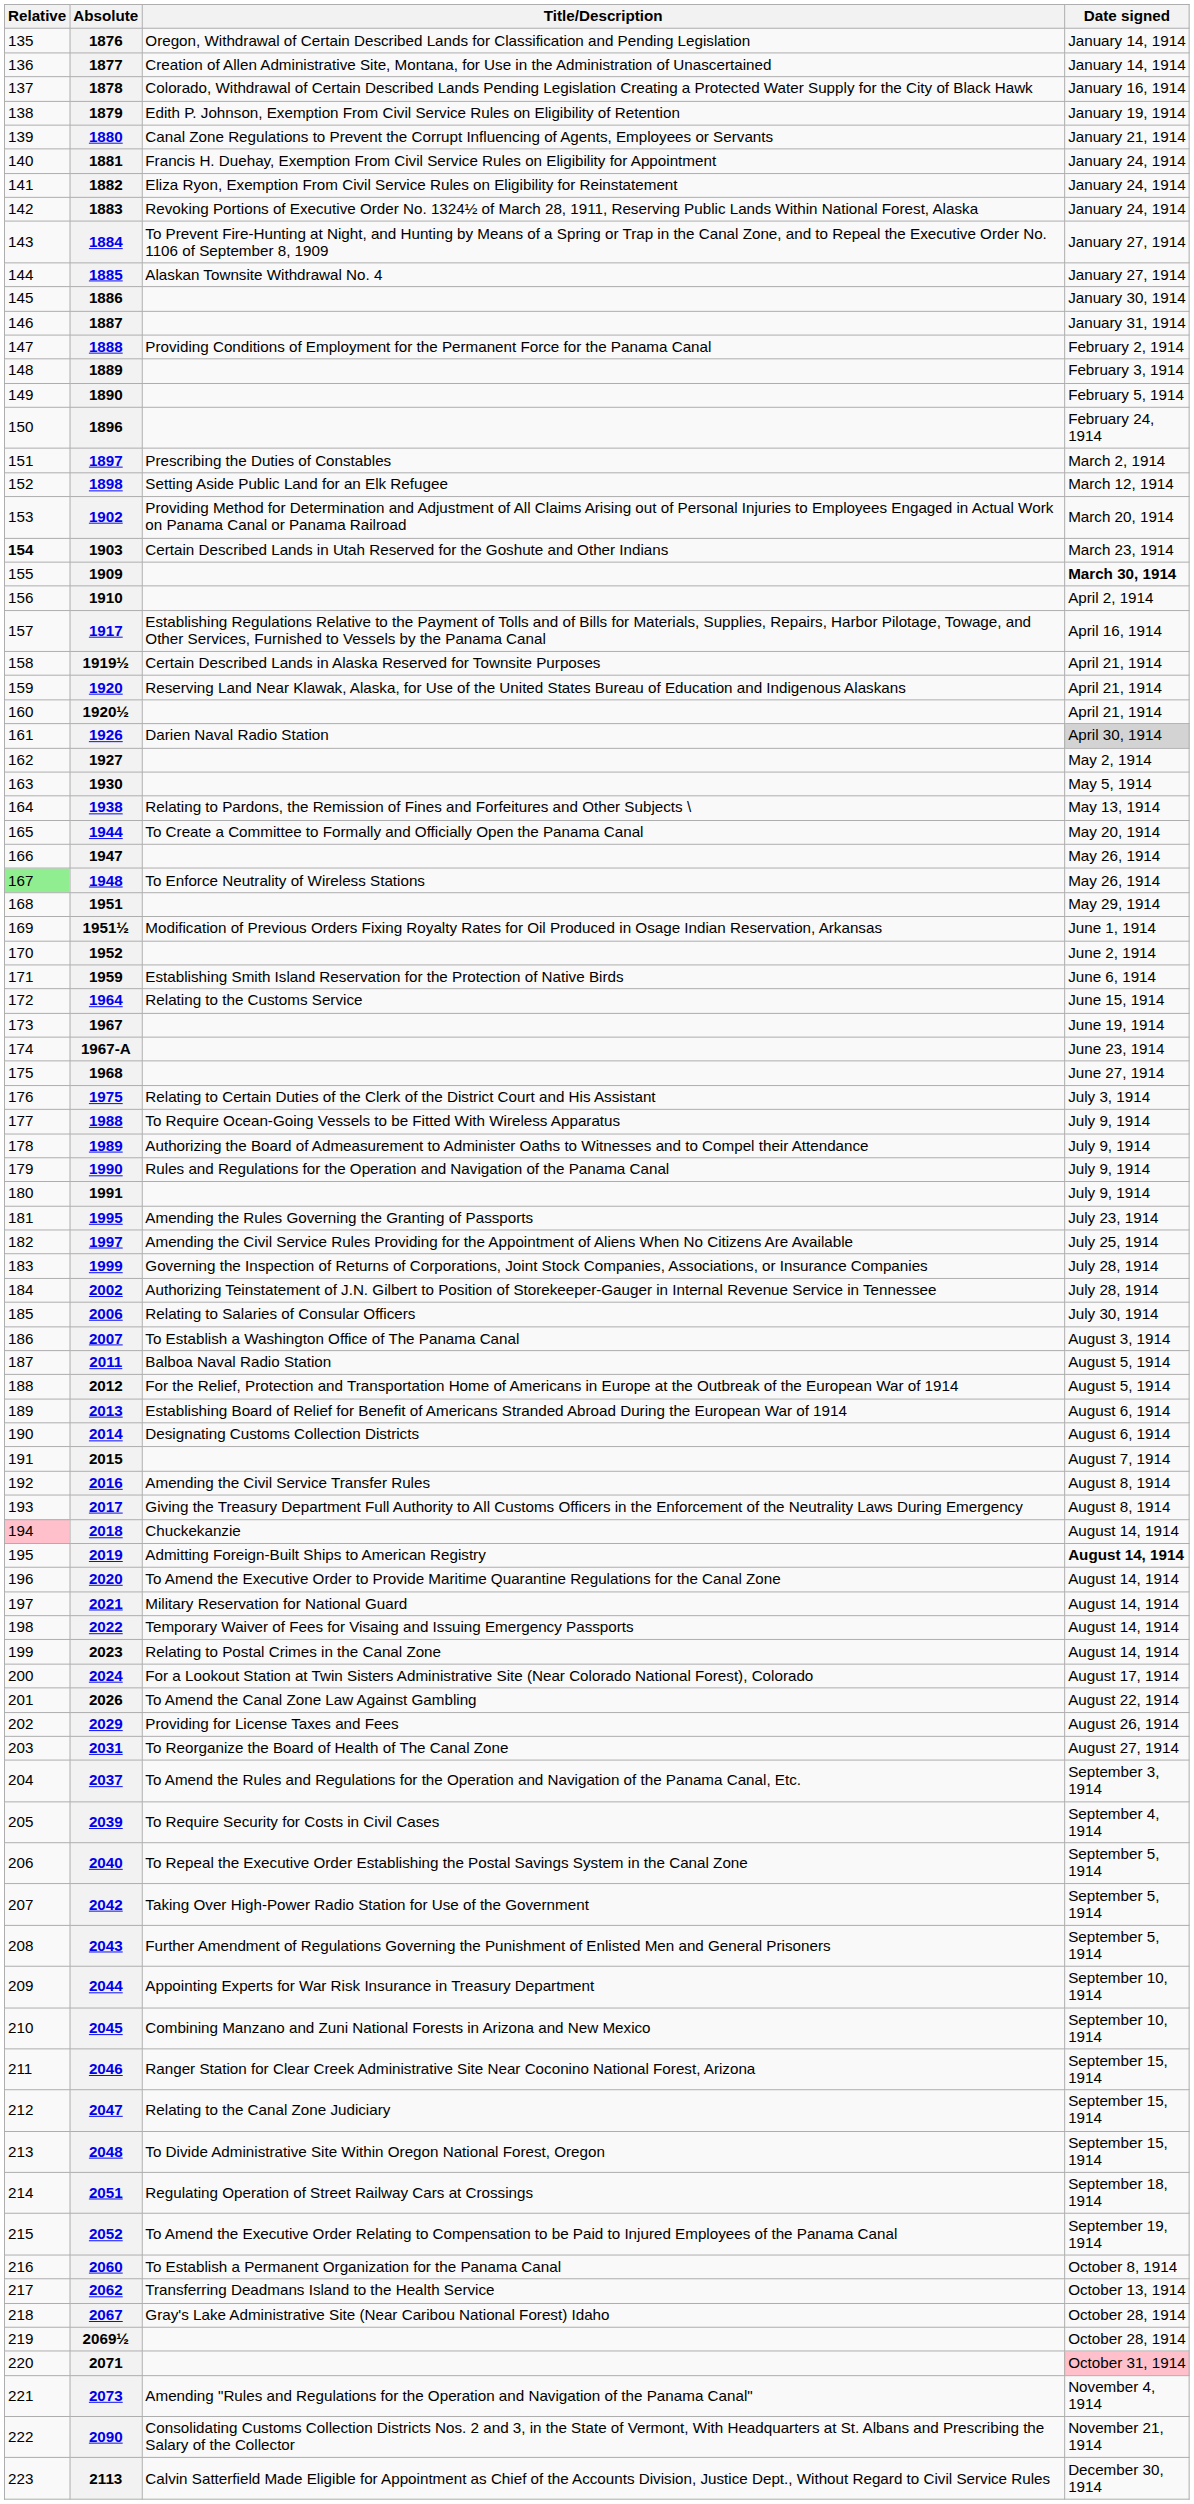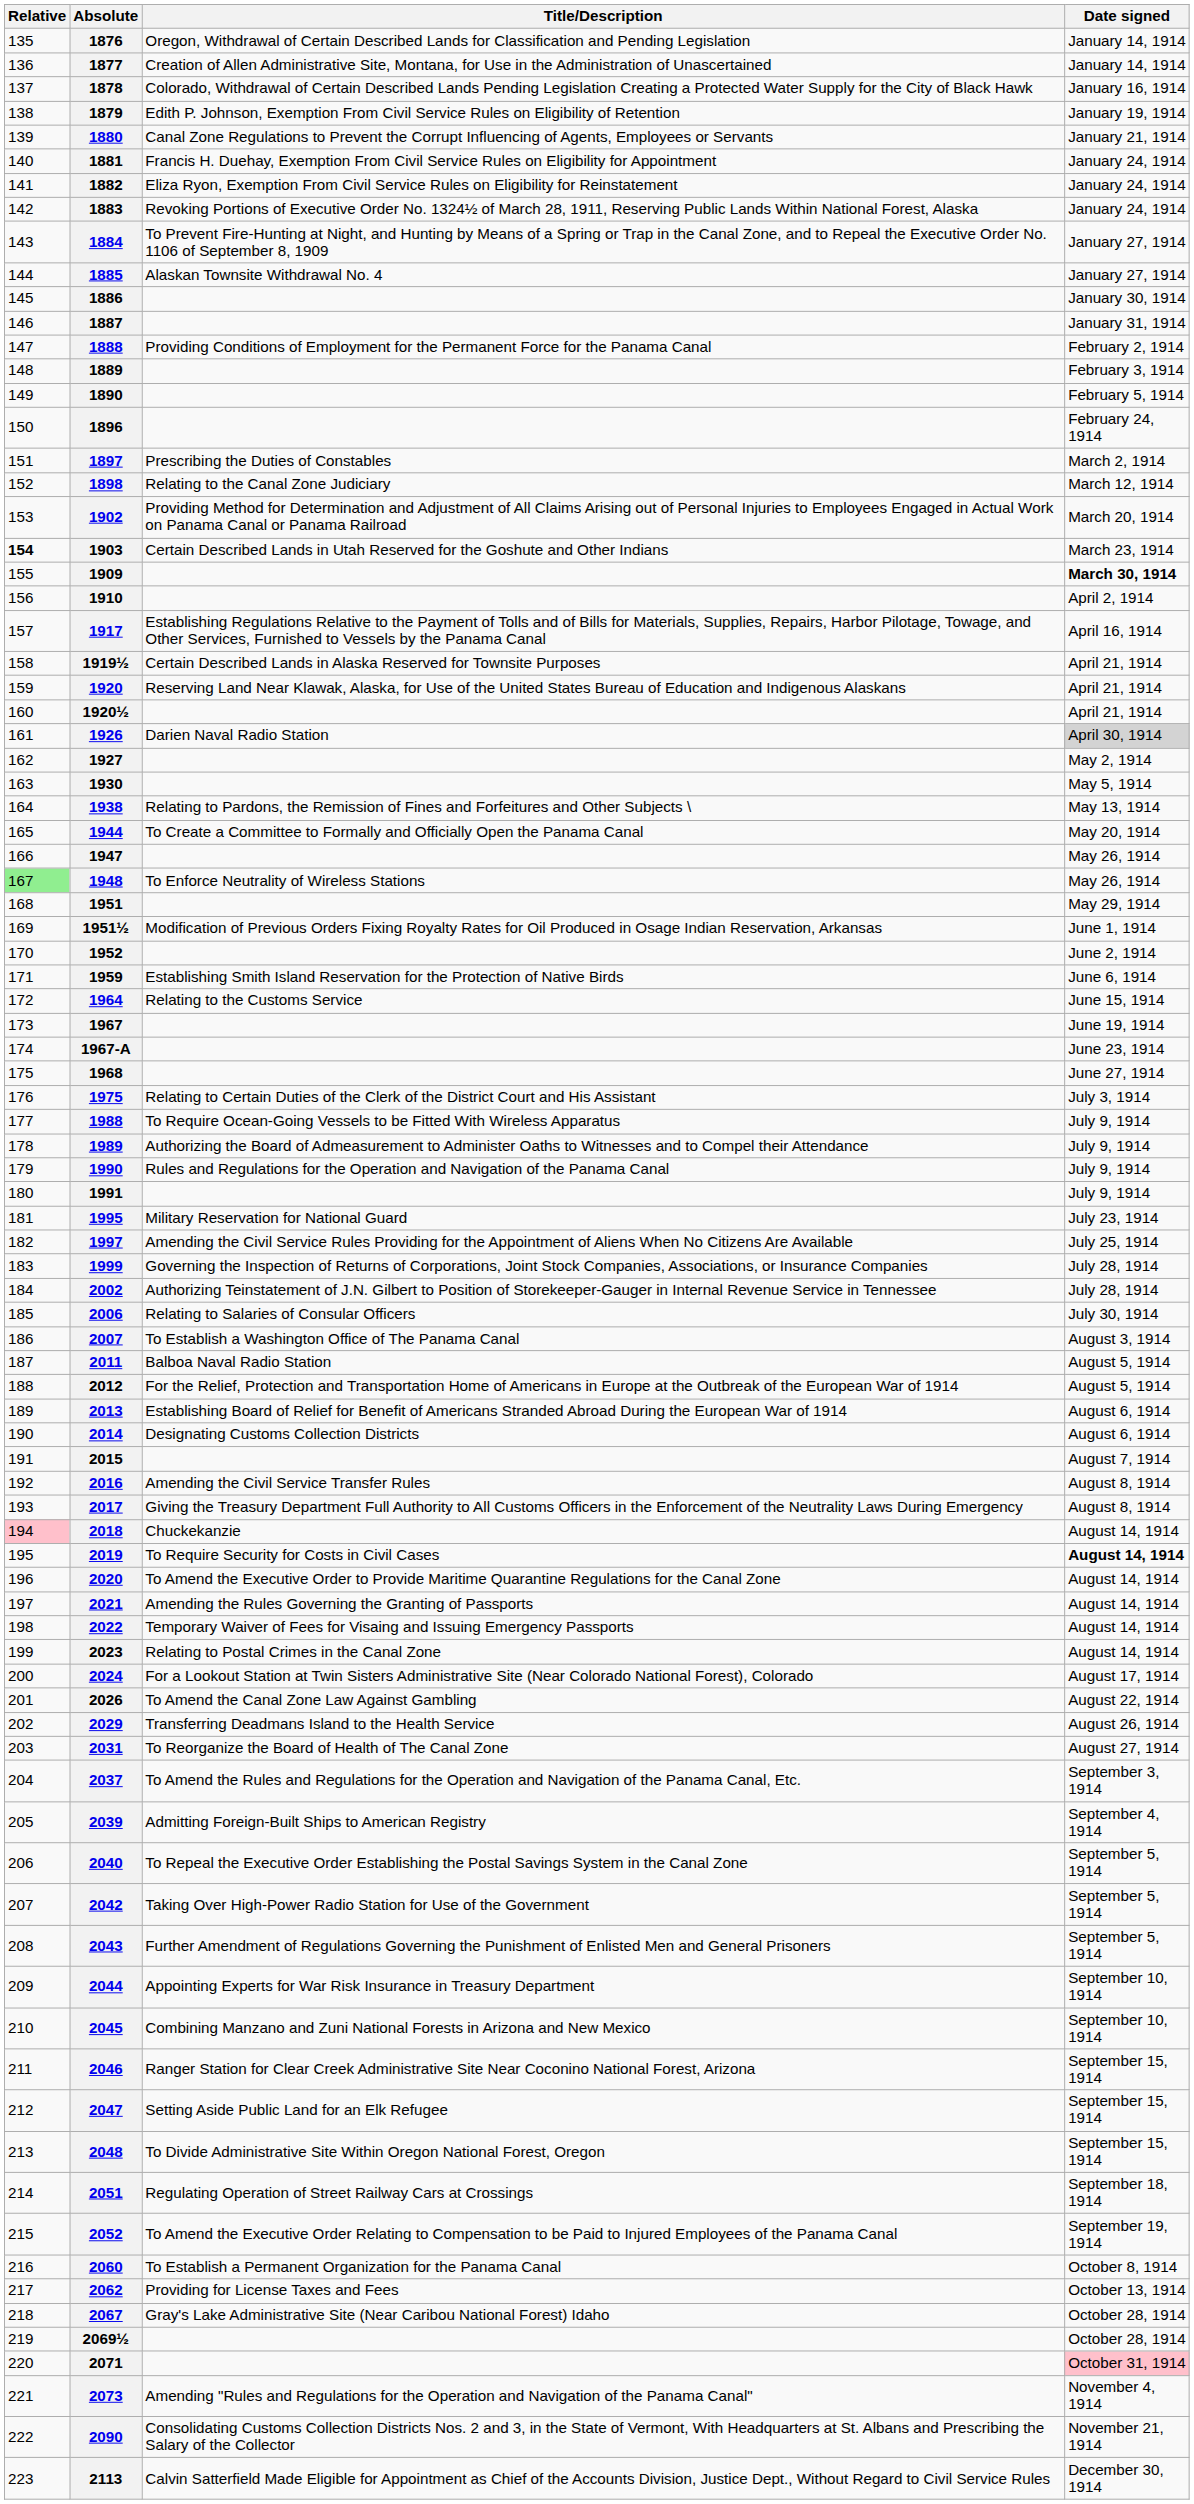(297, 484) Setting Aside Public Land for an Elk Refugee -> (268, 484) Relating to the Canal Zone Judiciary
(339, 1217) Amending the Rules Governing the Granting of Passports -> (276, 1217) Military Reservation for National Guard
(316, 1555) Admitting Foreign-Built Ships to American Registry -> (292, 1555) To Require Security for Costs in Civil Cases
(276, 1603) Military Reservation for National Guard -> (339, 1603) Amending the Rules Governing the Granting of Passports
(272, 1724) Providing for License Taxes and Fees -> (320, 1724) Transferring Deadmans Island to the Health Service
(292, 1822) To Require Security for Costs in Civil Cases -> (316, 1822) Admitting Foreign-Built Ships to American Registry
(268, 2110) Relating to the Canal Zone Judiciary -> (297, 2110) Setting Aside Public Land for an Elk Refugee
(320, 2290) Transferring Deadmans Island to the Health Service -> (272, 2290) Providing for License Taxes and Fees
